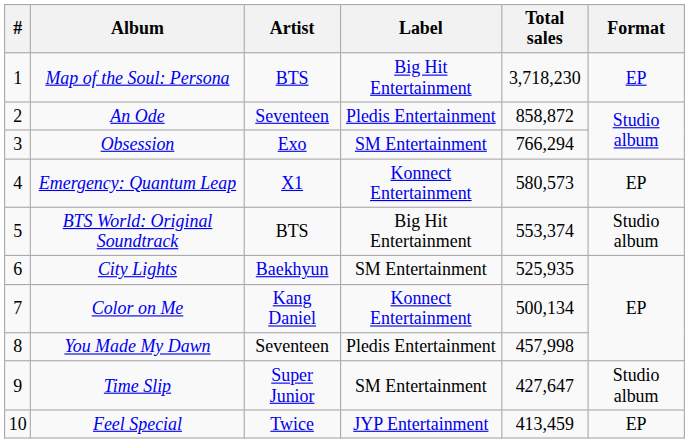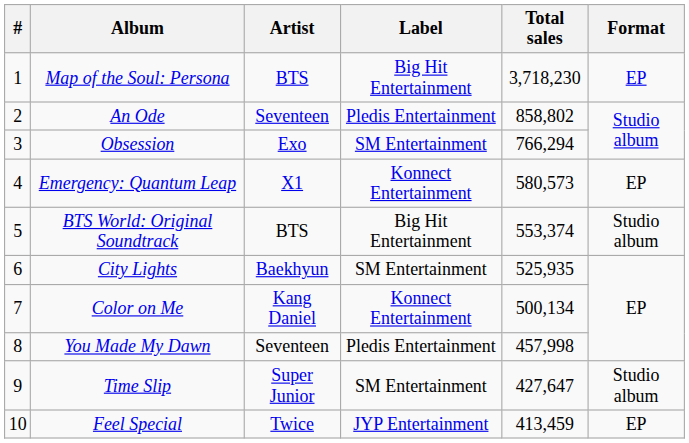(545, 115) 858,872 -> (545, 115) 858,802
